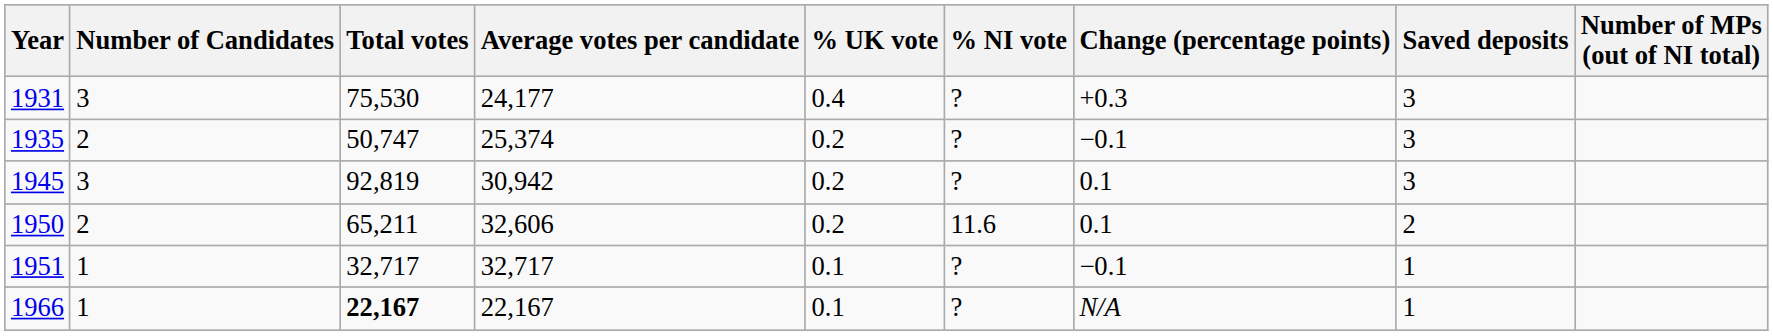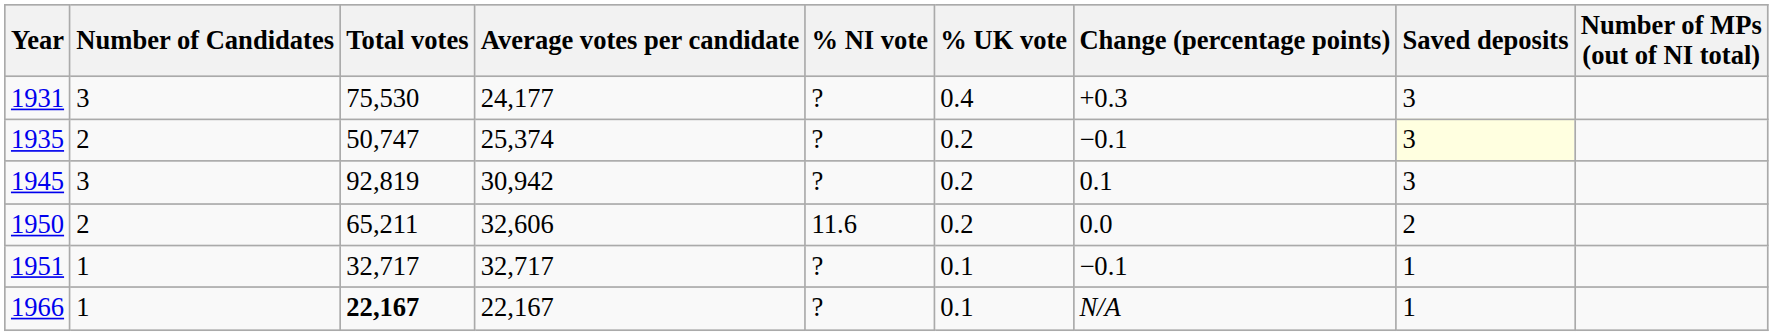columns swapped: (875, 40) <-> (1009, 40)
(1409, 139) no background -> (1409, 139) lightyellow background
(1096, 223) 0.1 -> (1096, 223) 0.0
